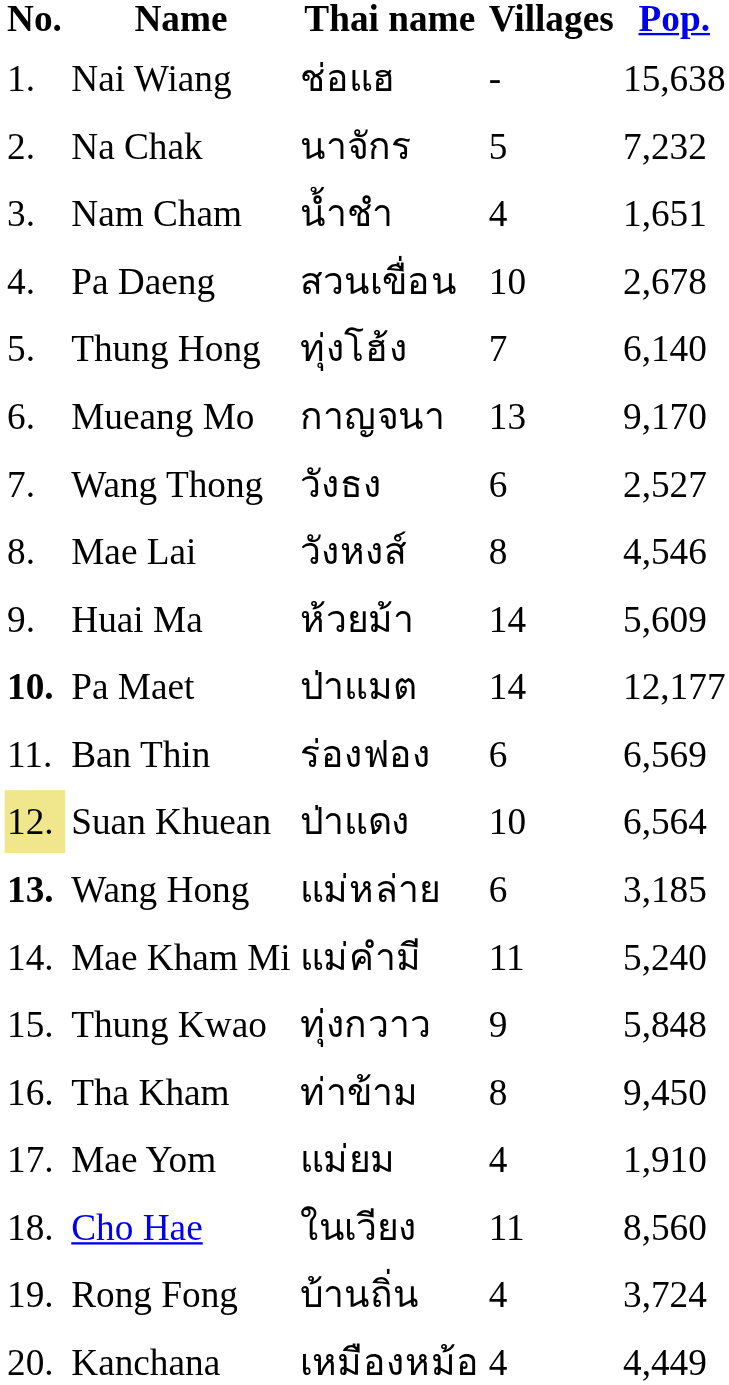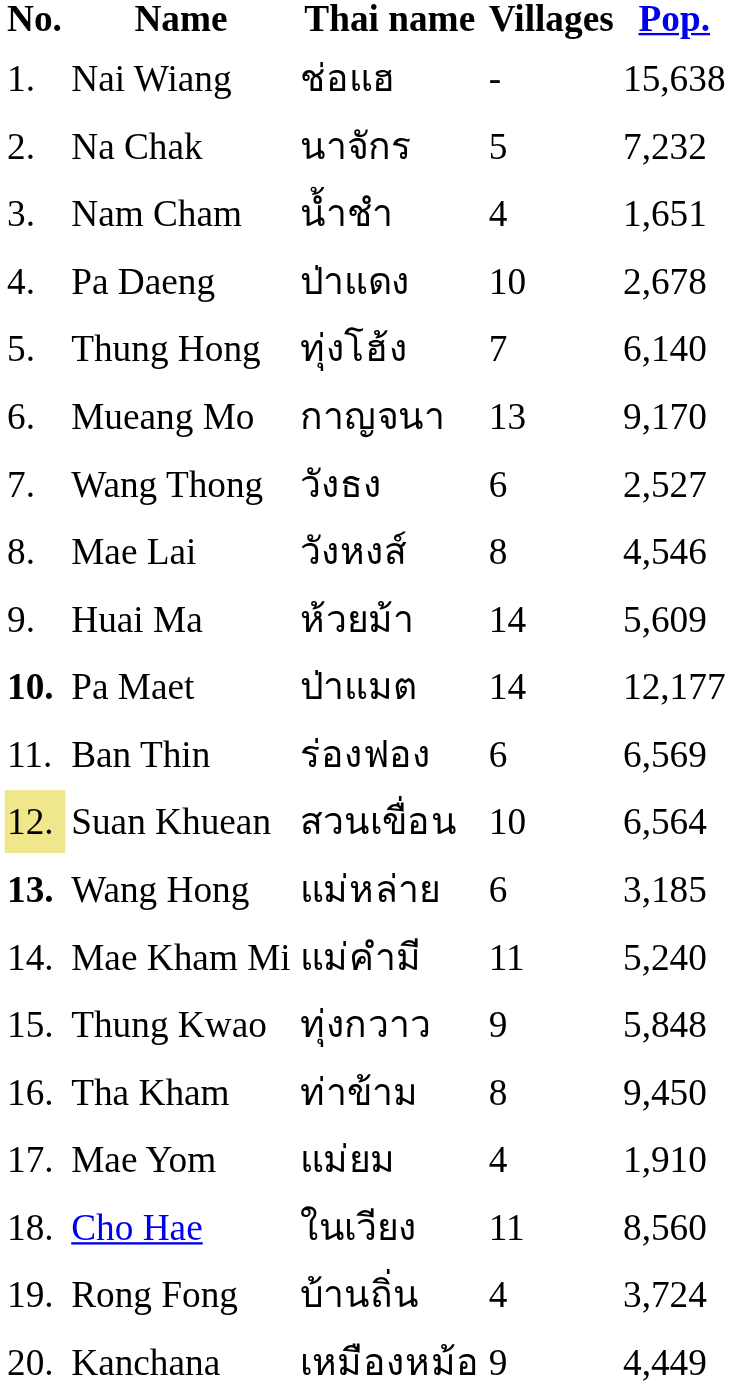(378, 281) สวนเขื่อน -> (355, 281) ป่าแดง
(355, 822) ป่าแดง -> (378, 822) สวนเขื่อน
(498, 1361) 4 -> (498, 1361) 9
